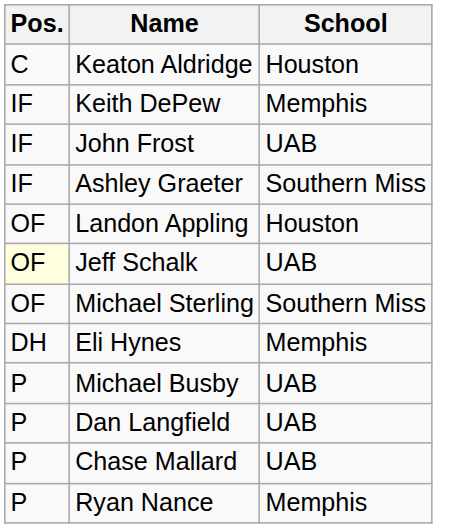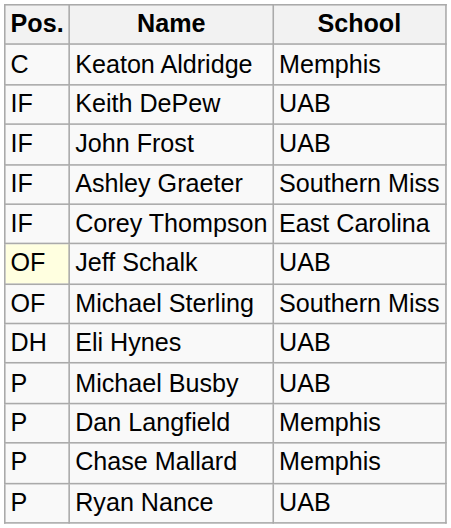(312, 64) Houston -> (330, 64) Memphis
(316, 104) Memphis -> (305, 104) UAB
+ row: (171, 223)
- row: (162, 223)
(316, 343) Memphis -> (305, 343) UAB
(291, 422) UAB -> (330, 422) Memphis
(291, 462) UAB -> (330, 462) Memphis
(316, 502) Memphis -> (305, 502) UAB
